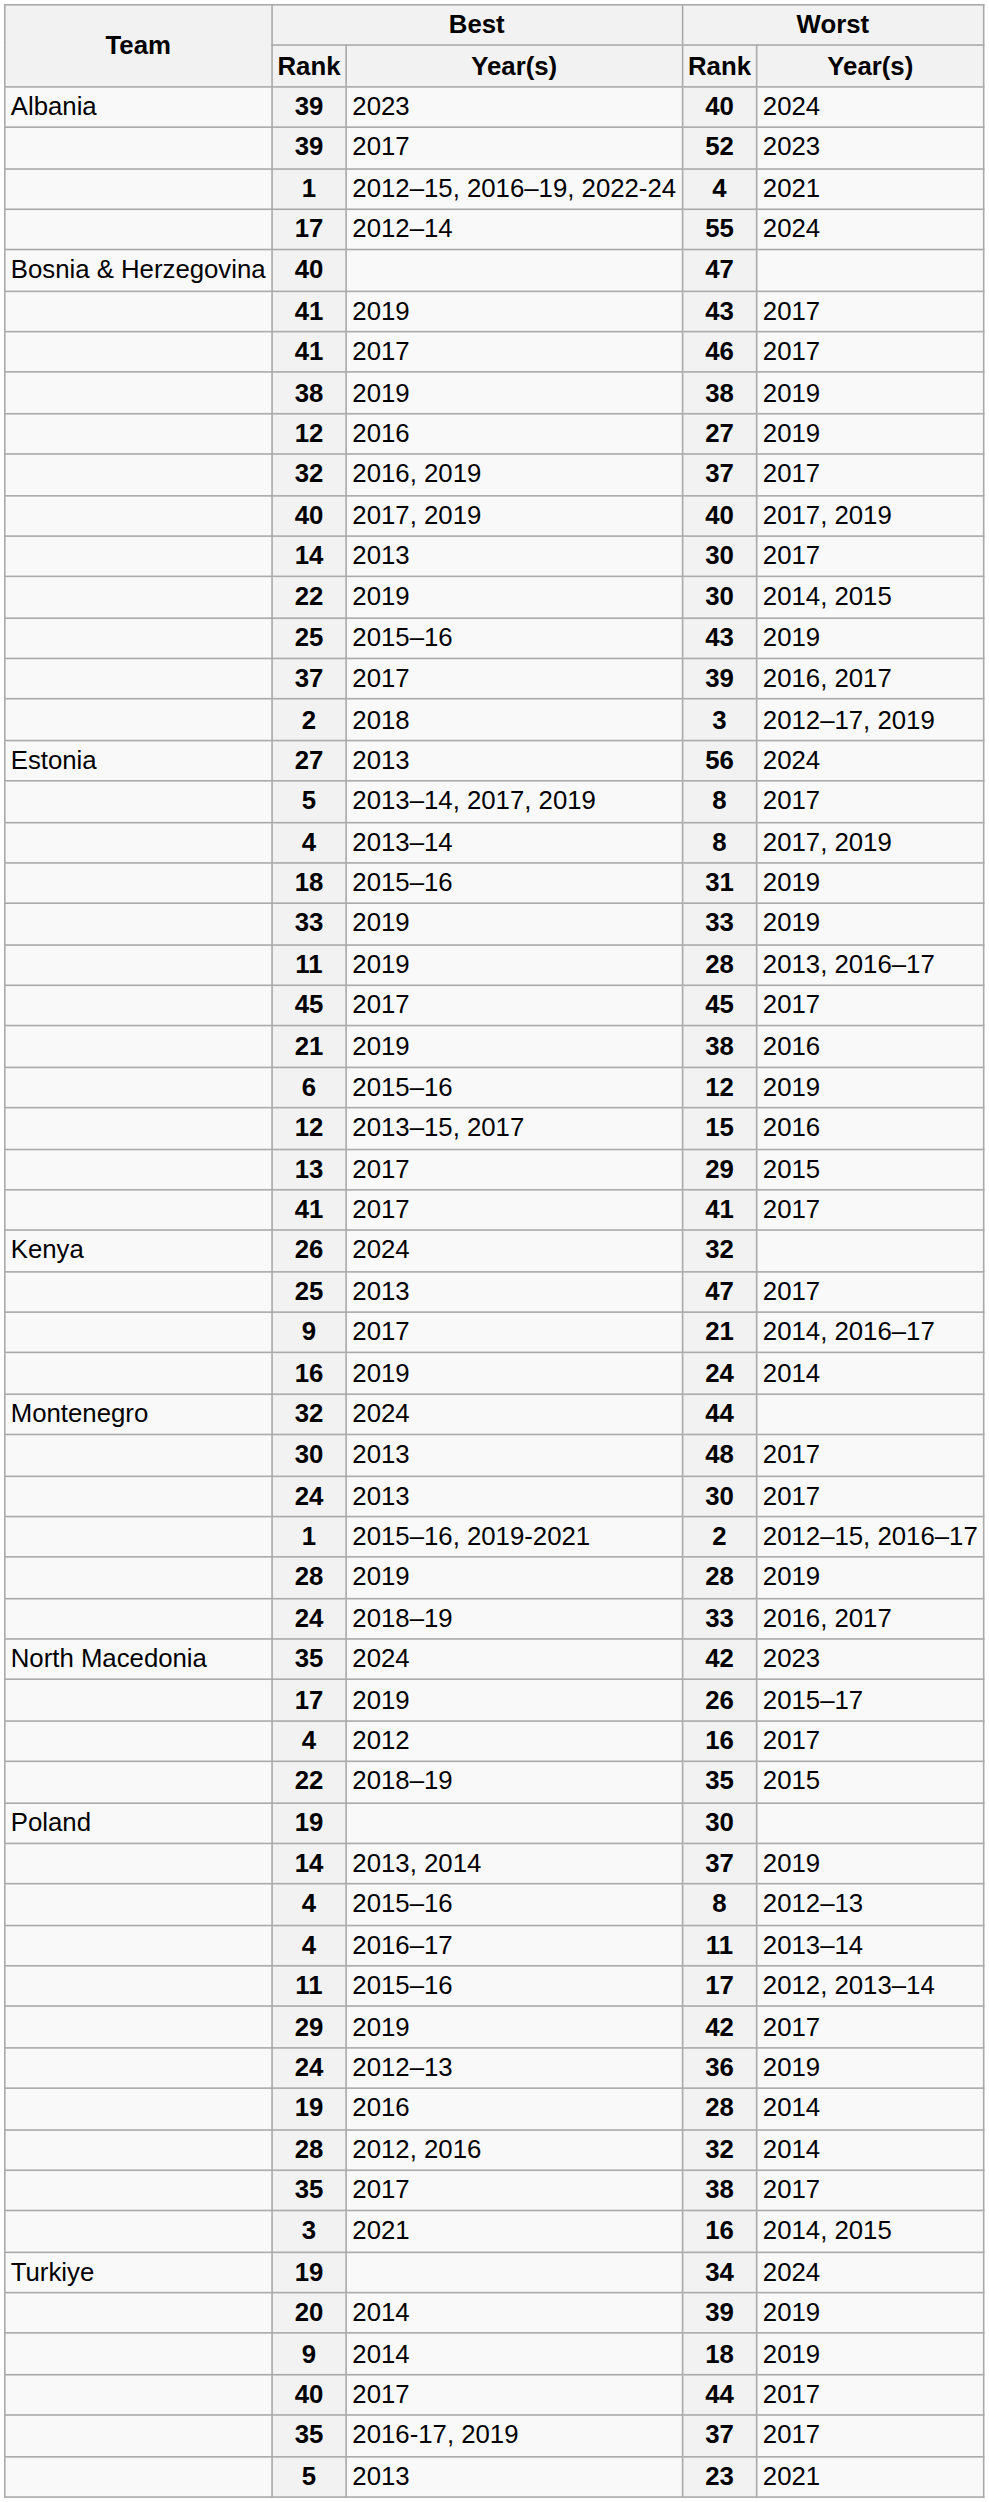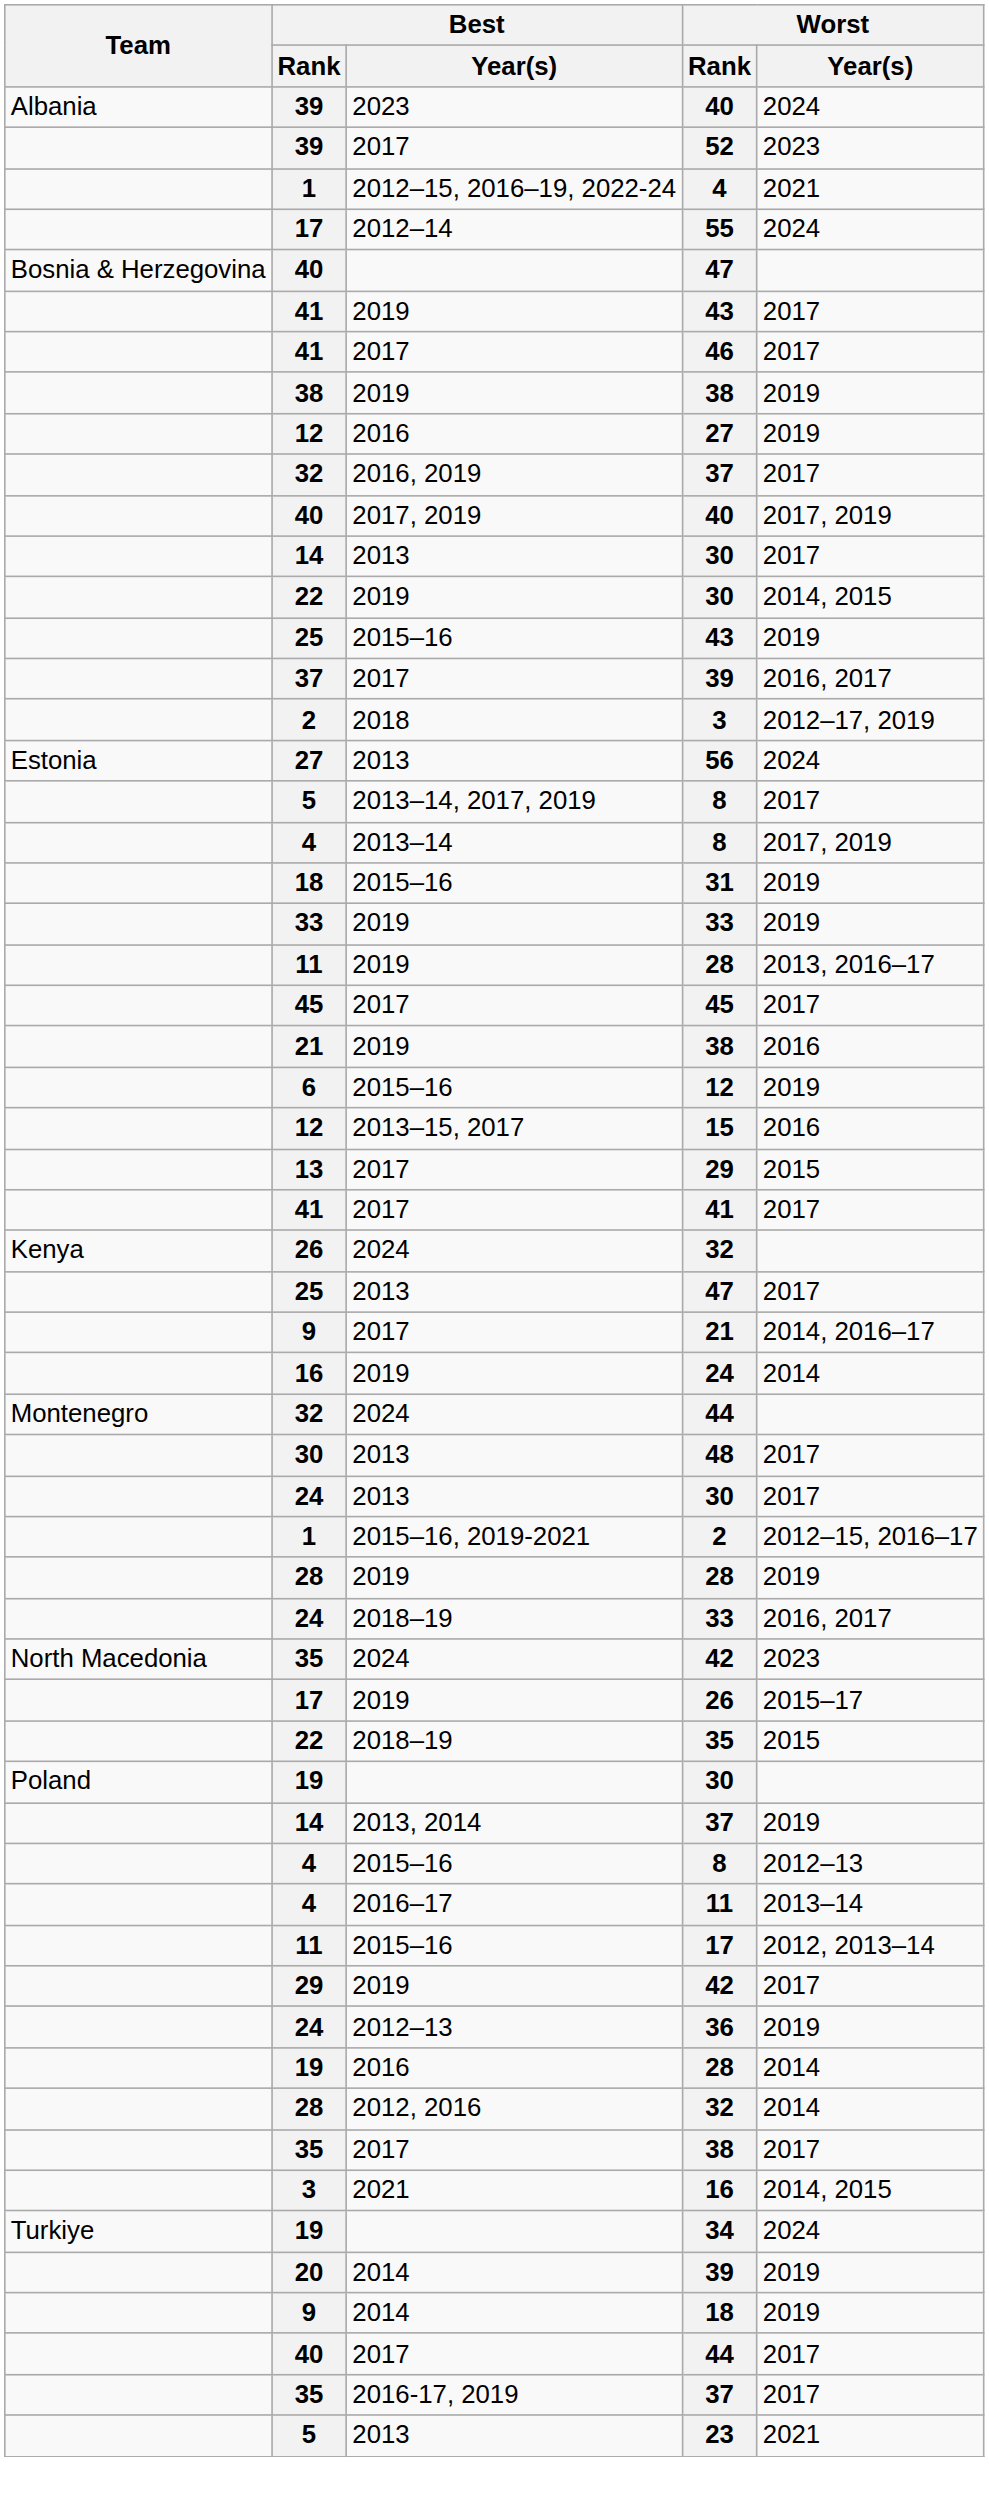- row: (309, 1740)
